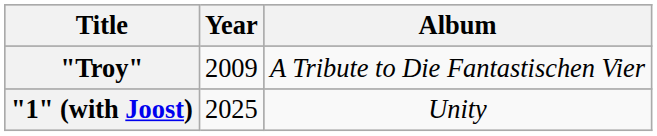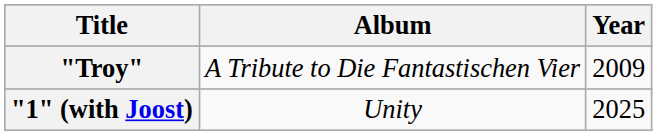columns swapped: (231, 25) <-> (457, 25)
